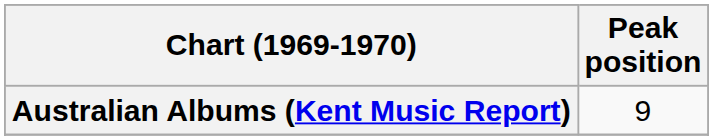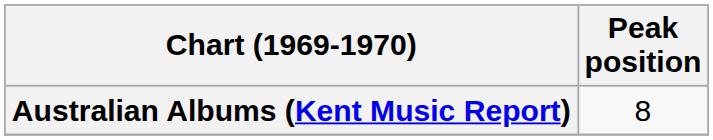(643, 109) 9 -> (643, 109) 8
